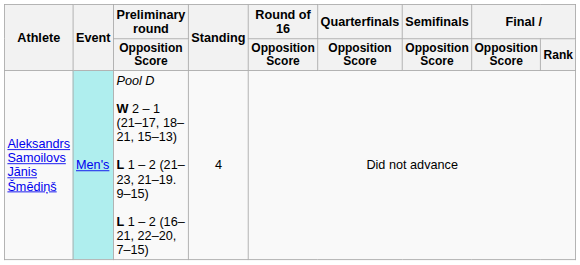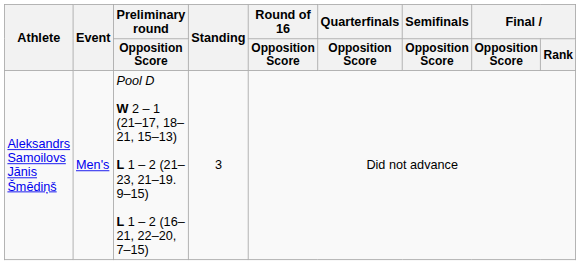(93, 166) paleturquoise background -> (93, 166) no background
(218, 166) 4 -> (218, 166) 3
